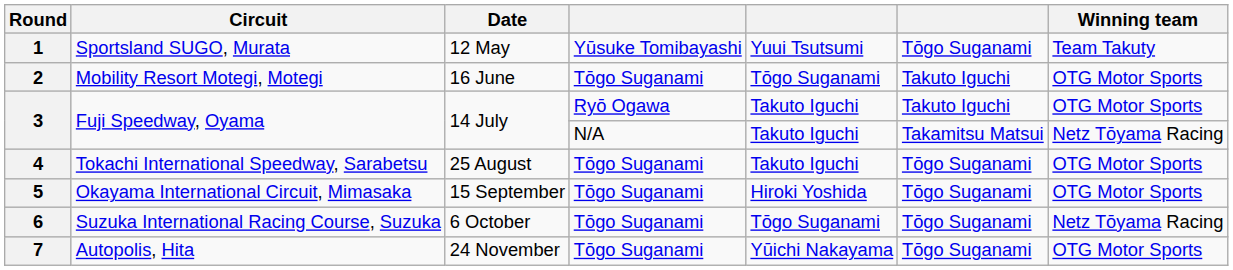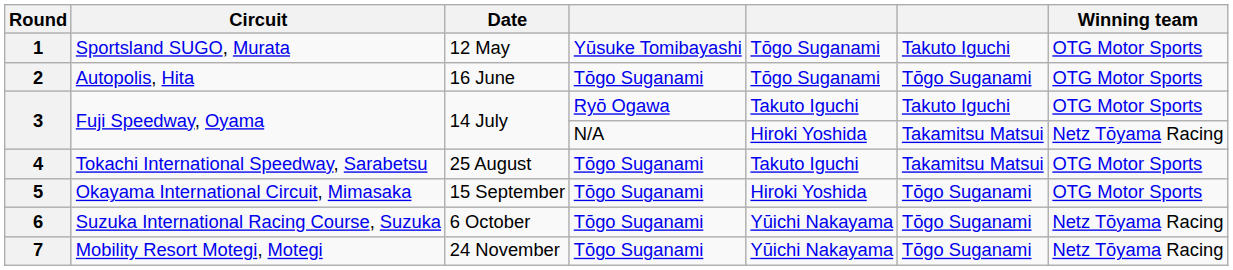(807, 48) Yuui Tsutsumi -> (815, 48) Tōgo Suganami
(967, 48) Tōgo Suganami -> (956, 48) Takuto Iguchi
(1104, 48) Team Takuty -> (1127, 48) OTG Motor Sports
(199, 77) Mobility Resort Motegi, Motegi -> (135, 77) Autopolis, Hita
(956, 77) Takuto Iguchi -> (967, 77) Tōgo Suganami
(804, 135) Takuto Iguchi -> (809, 135) Hiroki Yoshida
(967, 163) Tōgo Suganami -> (973, 163) Takamitsu Matsui
(815, 221) Tōgo Suganami -> (822, 221) Yūichi Nakayama
(135, 250) Autopolis, Hita -> (199, 250) Mobility Resort Motegi, Motegi
(1127, 250) OTG Motor Sports -> (1138, 250) Netz Tōyama Racing
